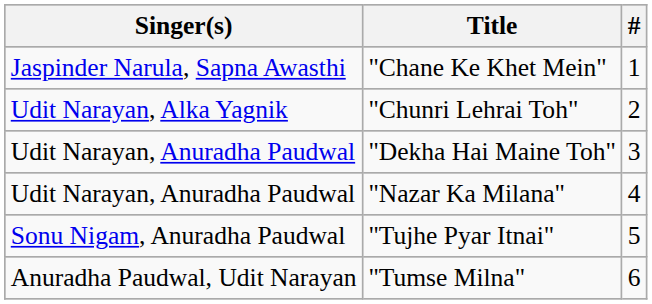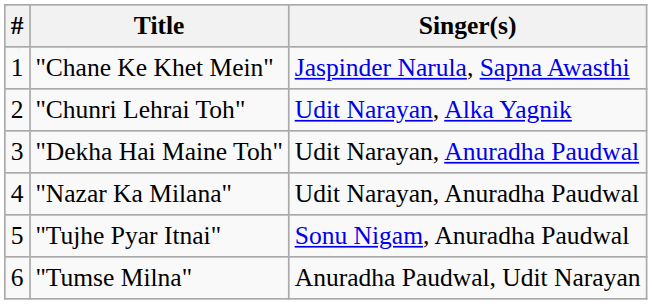columns swapped: (634, 25) <-> (184, 25)
